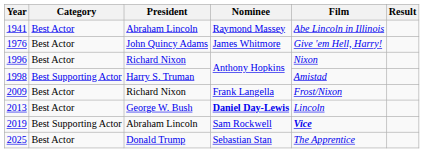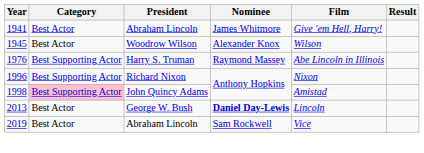(249, 28) Raymond Massey -> (247, 28) James Whitmore
(339, 28) Abe Lincoln in Illinois -> (338, 28) Give 'em Hell, Harry!
+ row: (17, 44)
(53, 44) Best Actor -> (77, 60) Best Supporting Actor
(167, 44) John Quincy Adams -> (160, 60) Harry S. Truman
(247, 44) James Whitmore -> (249, 60) Raymond Massey
(338, 44) Give 'em Hell, Harry! -> (339, 60) Abe Lincoln in Illinois
(53, 60) Best Actor -> (77, 76) Best Supporting Actor
(77, 76) no background -> (77, 92) pink background
(160, 76) Harry S. Truman -> (167, 92) John Quincy Adams
- row: (17, 92)
(77, 124) Best Supporting Actor -> (53, 124) Best Actor
(303, 124) bold -> (302, 124) normal
- row: (17, 140)
